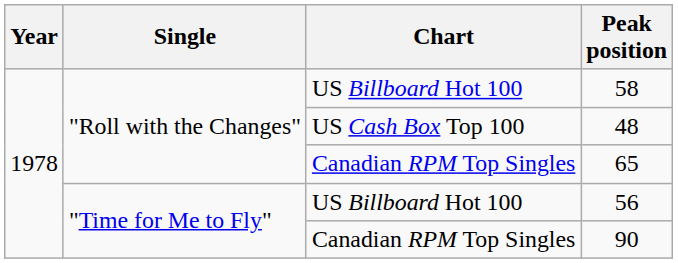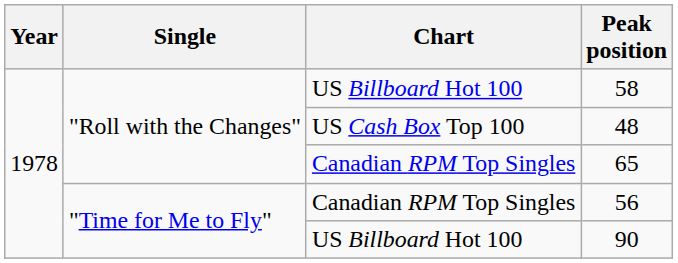(417, 201) US Billboard Hot 100 -> (444, 201) Canadian RPM Top Singles
(444, 239) Canadian RPM Top Singles -> (417, 239) US Billboard Hot 100
